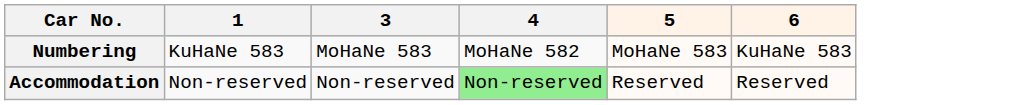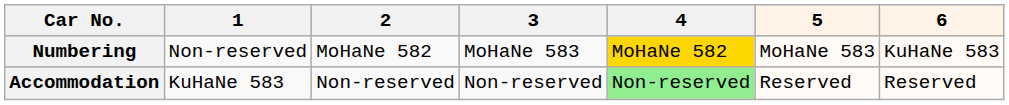+ column: (386, 20)
(226, 52) KuHaNe 583 -> (238, 52) Non-reserved
(522, 52) no background -> (669, 52) gold background
(238, 83) Non-reserved -> (226, 83) KuHaNe 583
